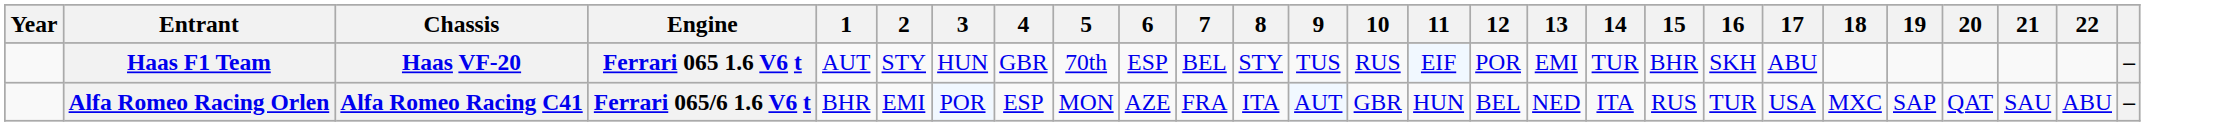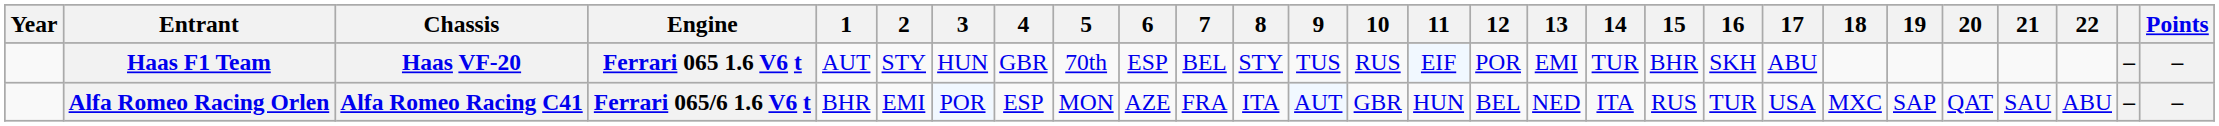+ column: (2177, 23)
